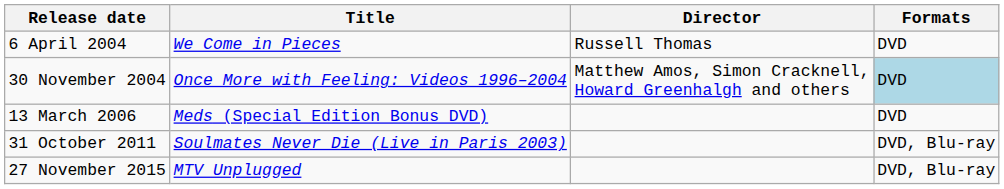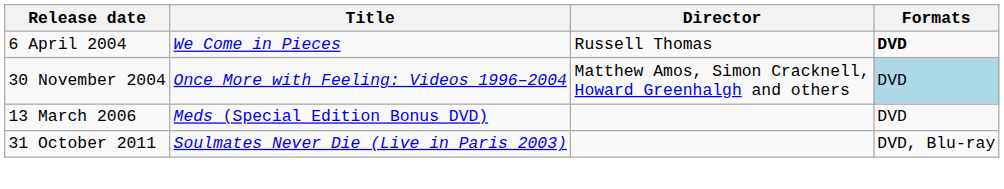(892, 45) normal -> (892, 45) bold
- row: (87, 170)
